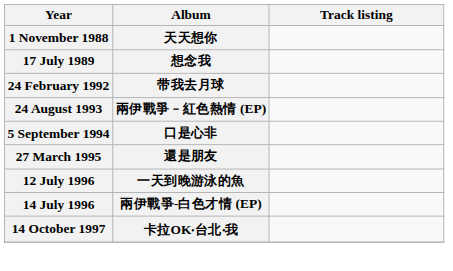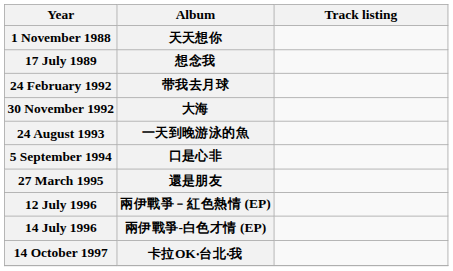+ row: (61, 109)
(191, 108) 兩伊戰爭﹣紅色熱情 (EP) -> (195, 132) 一天到晚游泳的魚
(191, 180) 一天到晚游泳的魚 -> (195, 204) 兩伊戰爭﹣紅色熱情 (EP)
